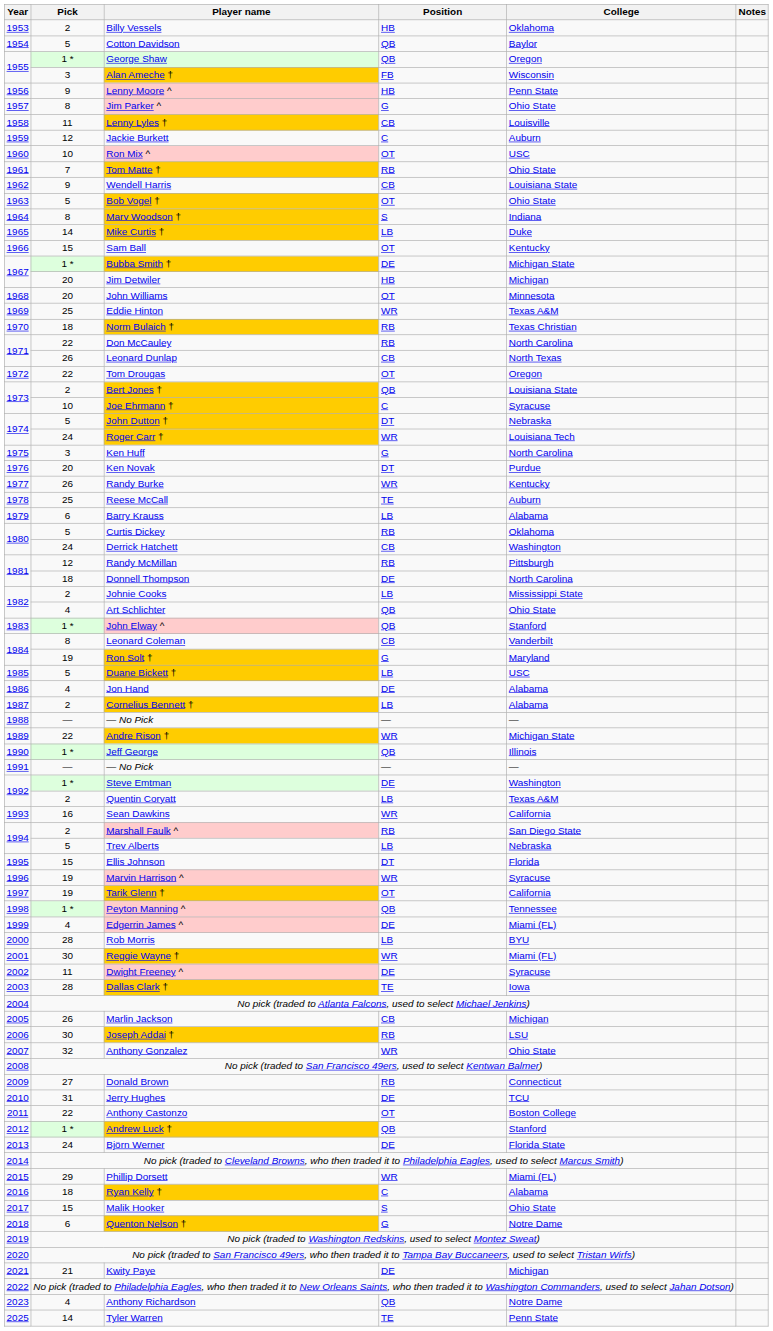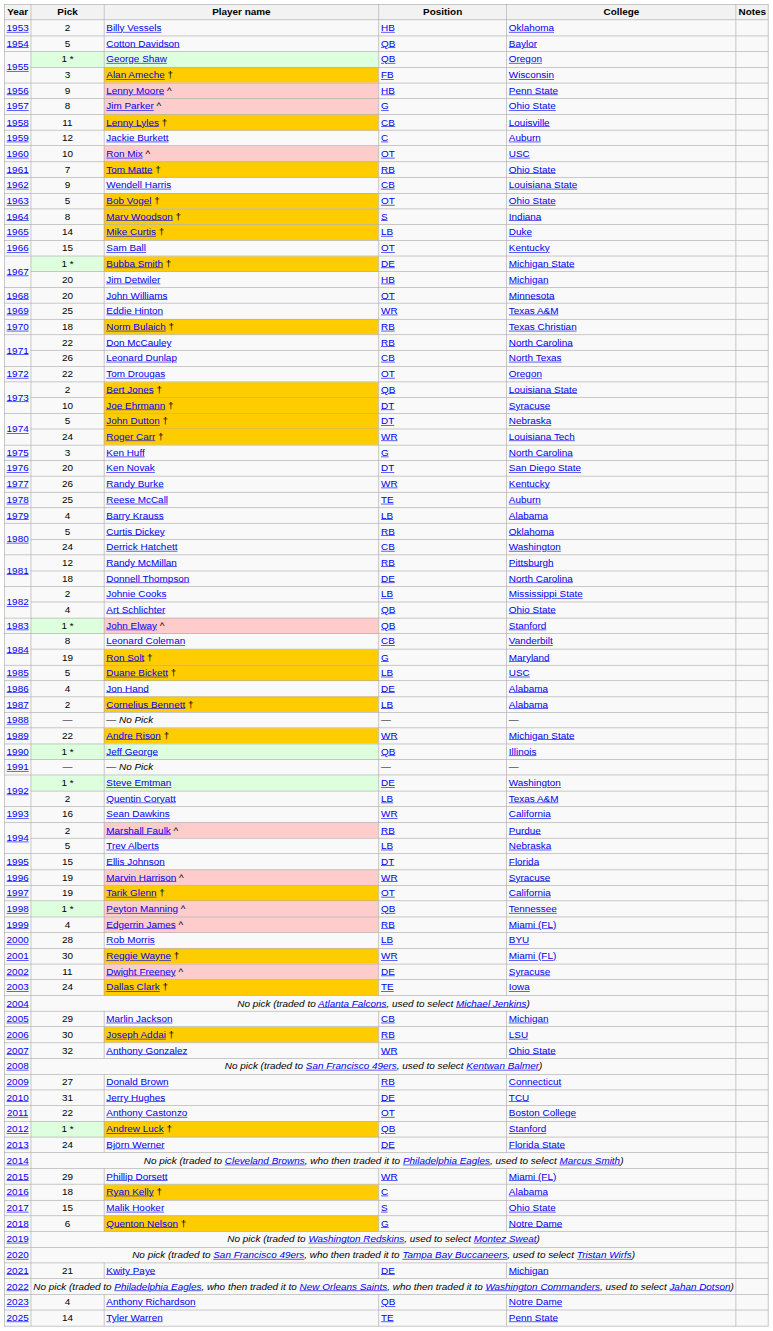(385, 405) C -> (388, 405) DT
(525, 468) Purdue -> (545, 468) San Diego State
(67, 515) 6 -> (67, 515) 4
(545, 830) San Diego State -> (525, 830) Purdue
(388, 924) DE -> (388, 924) RB
(67, 987) 28 -> (67, 987) 24
(67, 1019) 26 -> (67, 1019) 29
